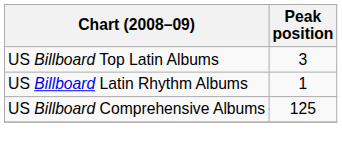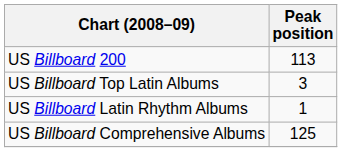+ row: (67, 59)
